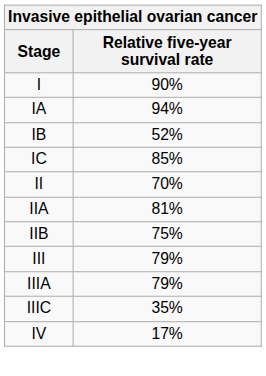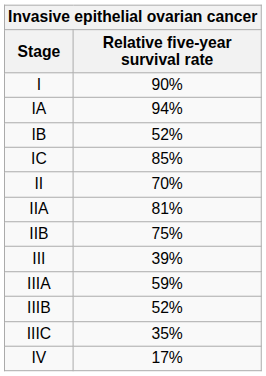(167, 259) 79% -> (167, 259) 39%
(167, 283) 79% -> (167, 283) 59%
+ row: (39, 308)
